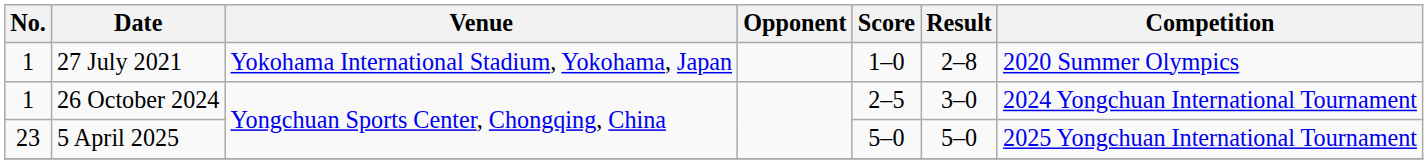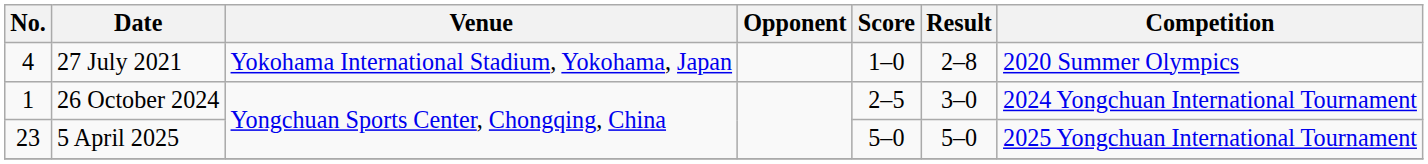(28, 61) 1 -> (28, 61) 4
